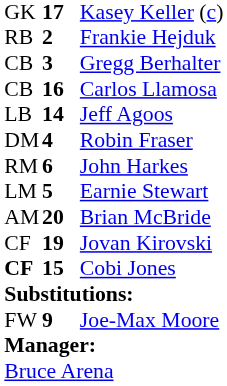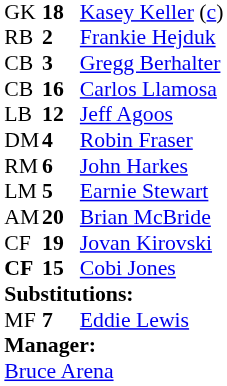(53, 11) 17 -> (53, 11) 18
(53, 114) 14 -> (53, 114) 12
- row: (150, 319)
+ row: (134, 319)
